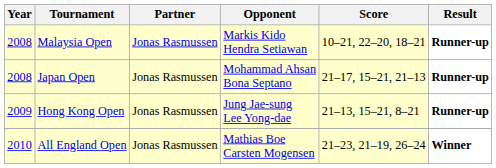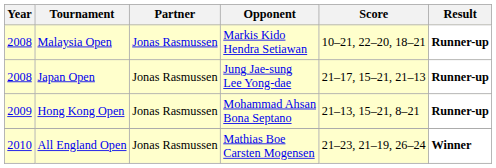(270, 77) Mohammad Ahsan Bona Septano -> (258, 77) Jung Jae-sung Lee Yong-dae
(258, 111) Jung Jae-sung Lee Yong-dae -> (270, 111) Mohammad Ahsan Bona Septano
